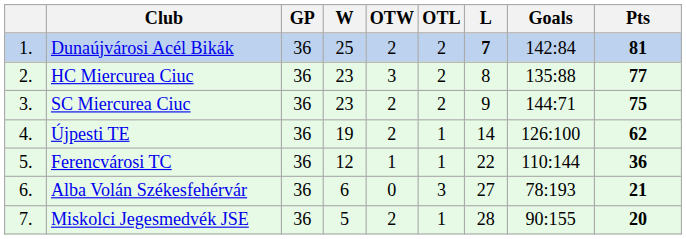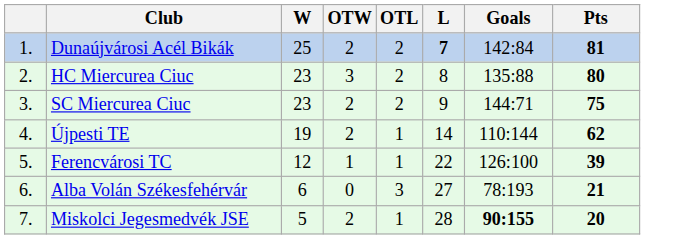- column: (302, 18)
(638, 76) 77 -> (596, 76) 80
(551, 133) 126:100 -> (508, 133) 110:144
(551, 162) 110:144 -> (508, 162) 126:100
(638, 162) 36 -> (596, 162) 39
(551, 219) normal -> (508, 219) bold
